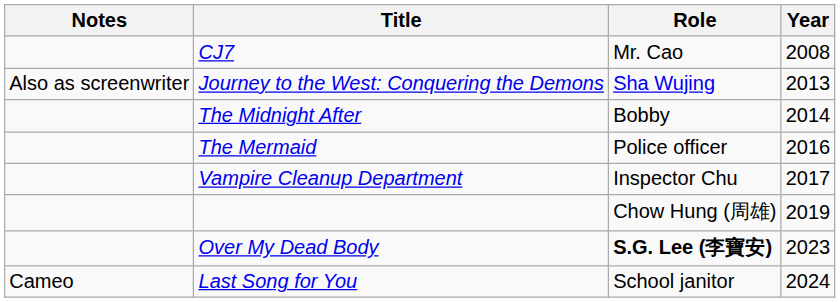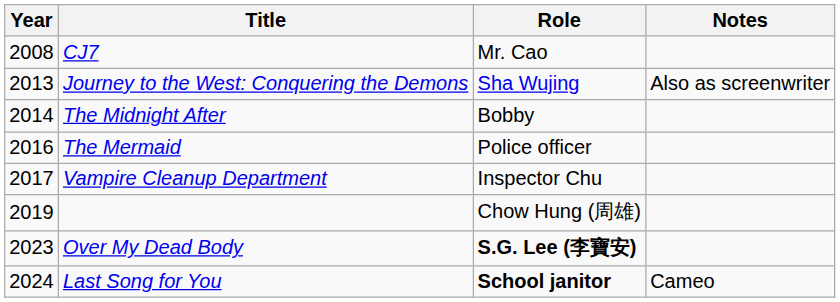columns swapped: (808, 20) <-> (99, 20)
(674, 281) normal -> (544, 281) bold
